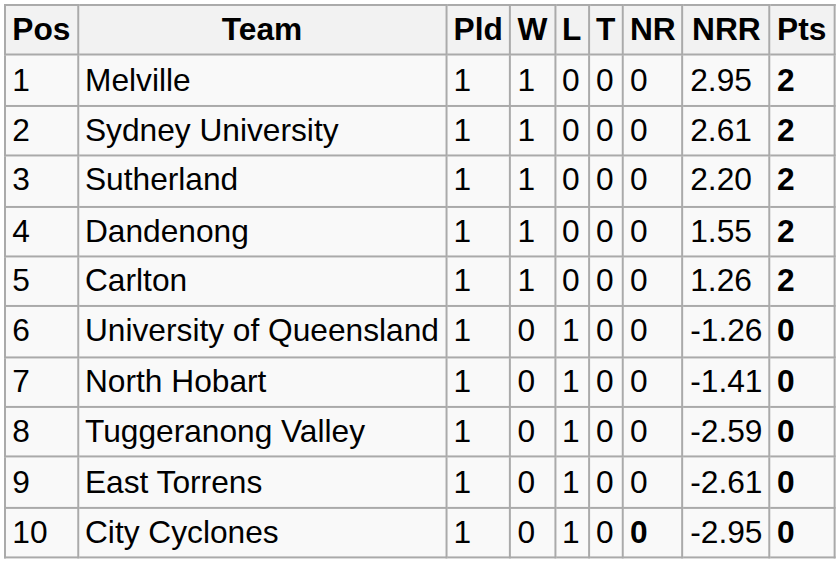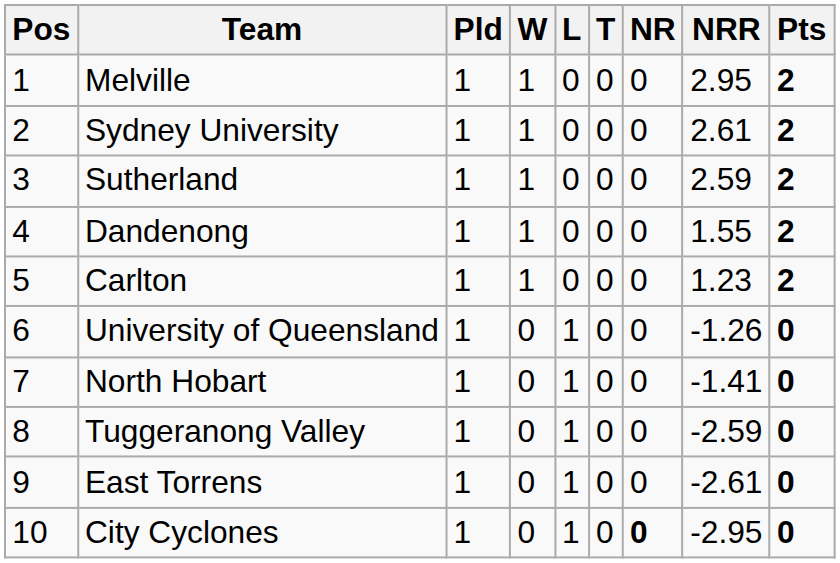(721, 180) 2.20 -> (721, 180) 2.59
(721, 280) 1.26 -> (721, 280) 1.23
